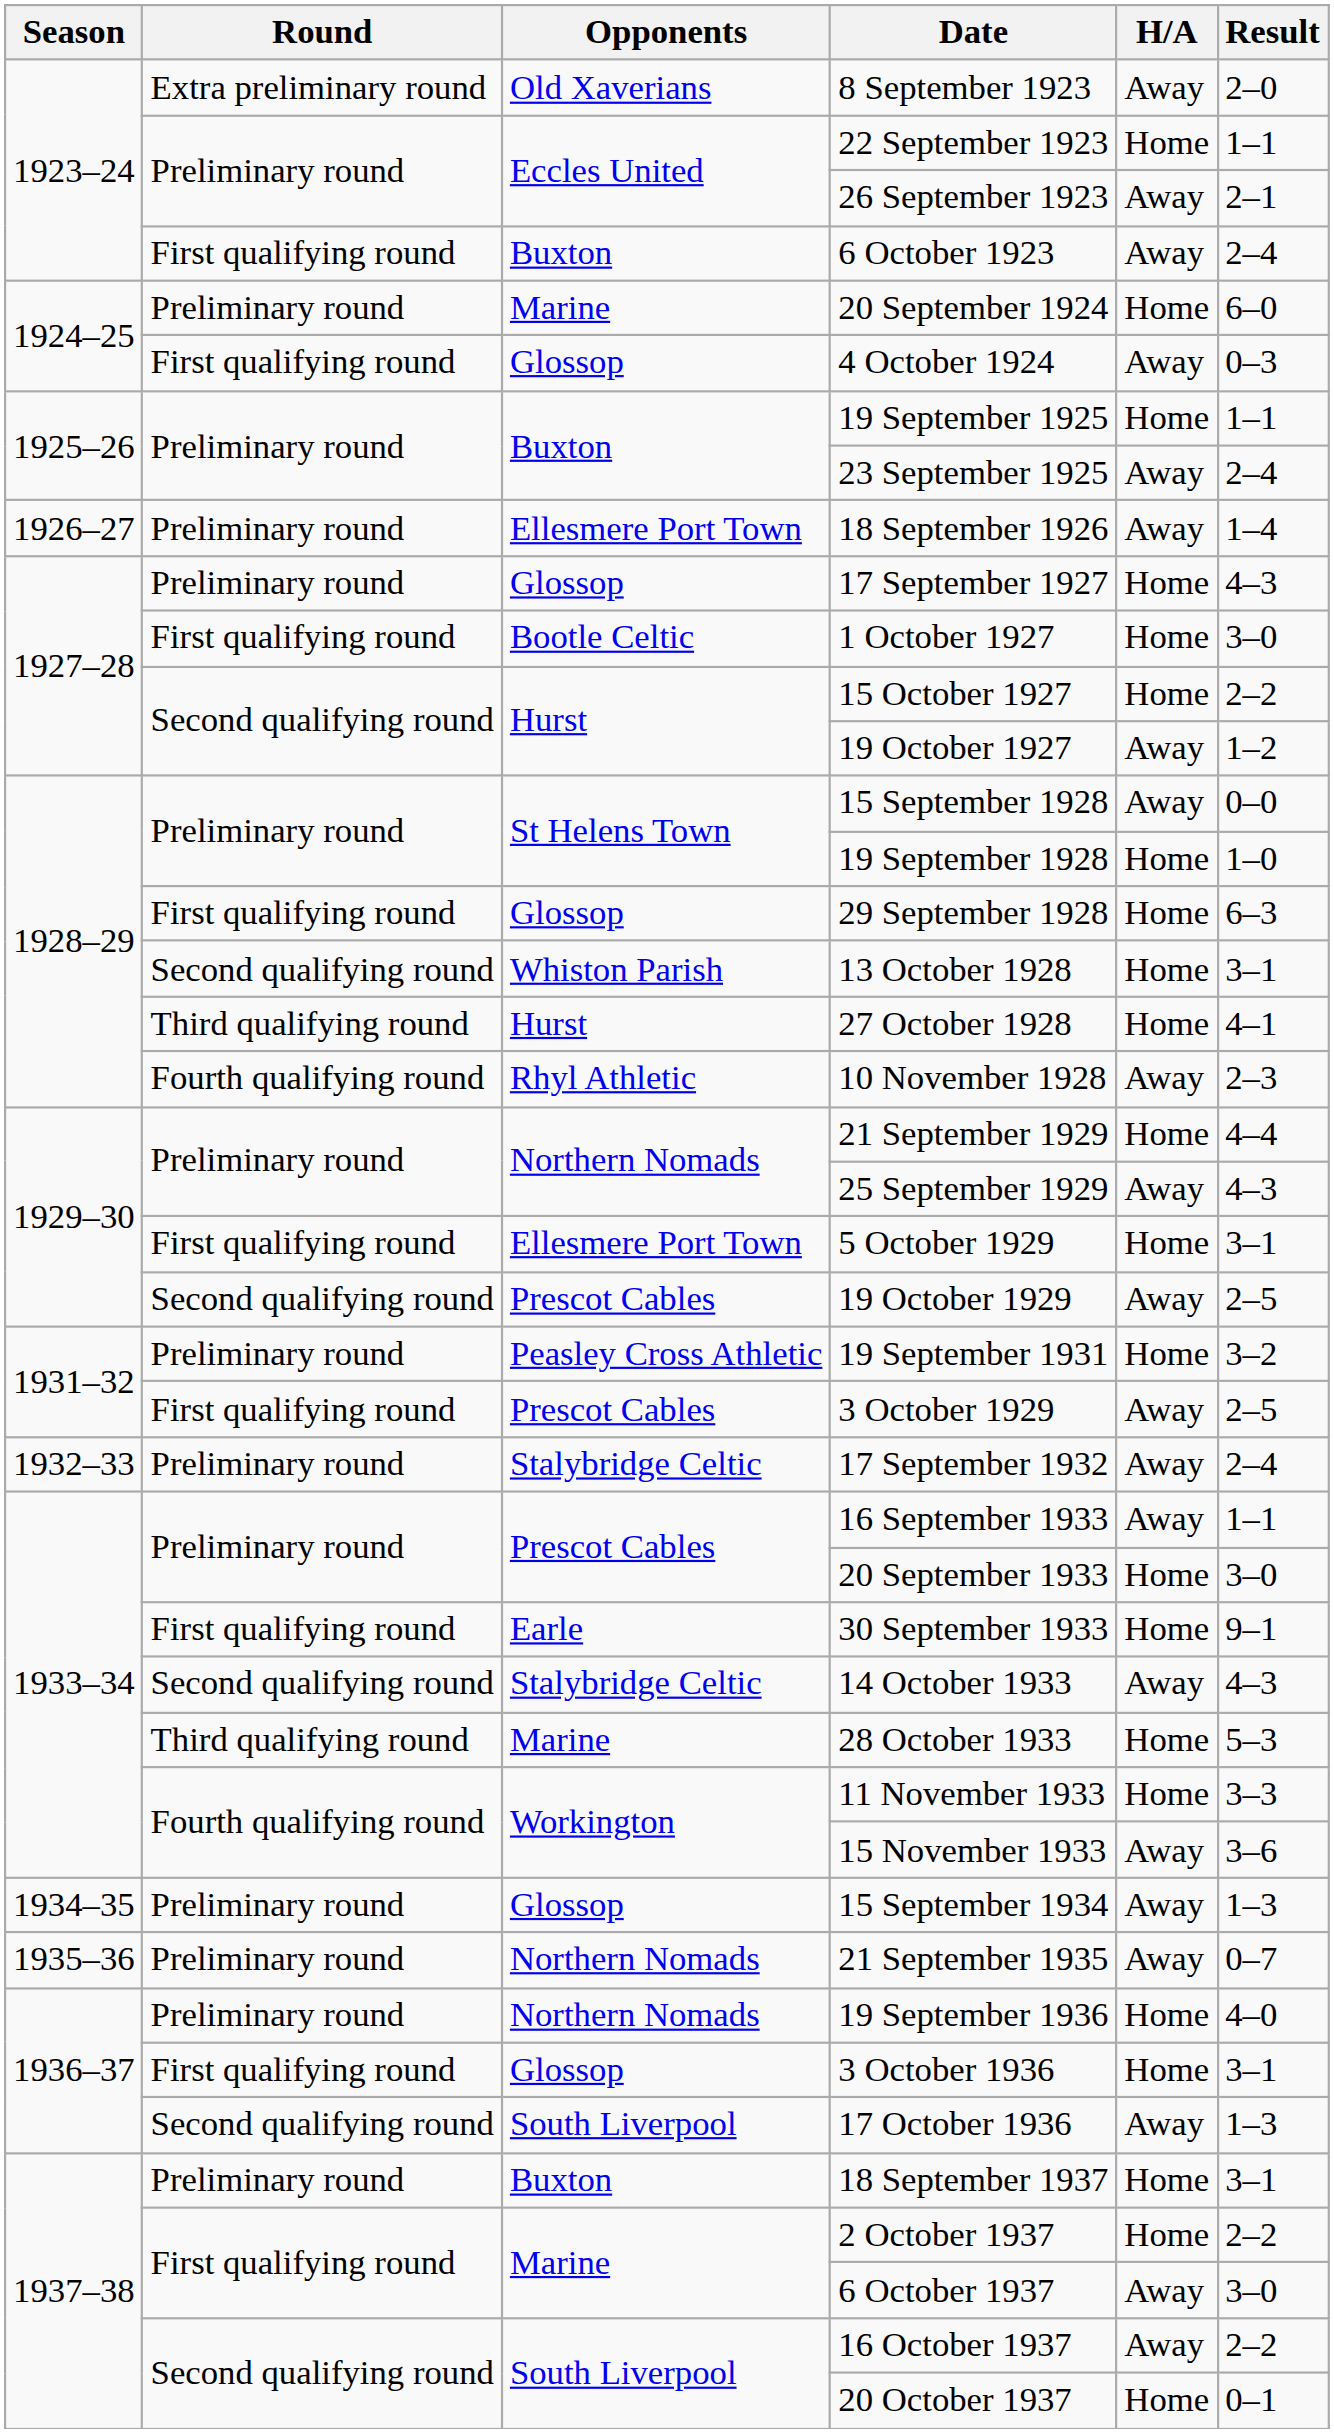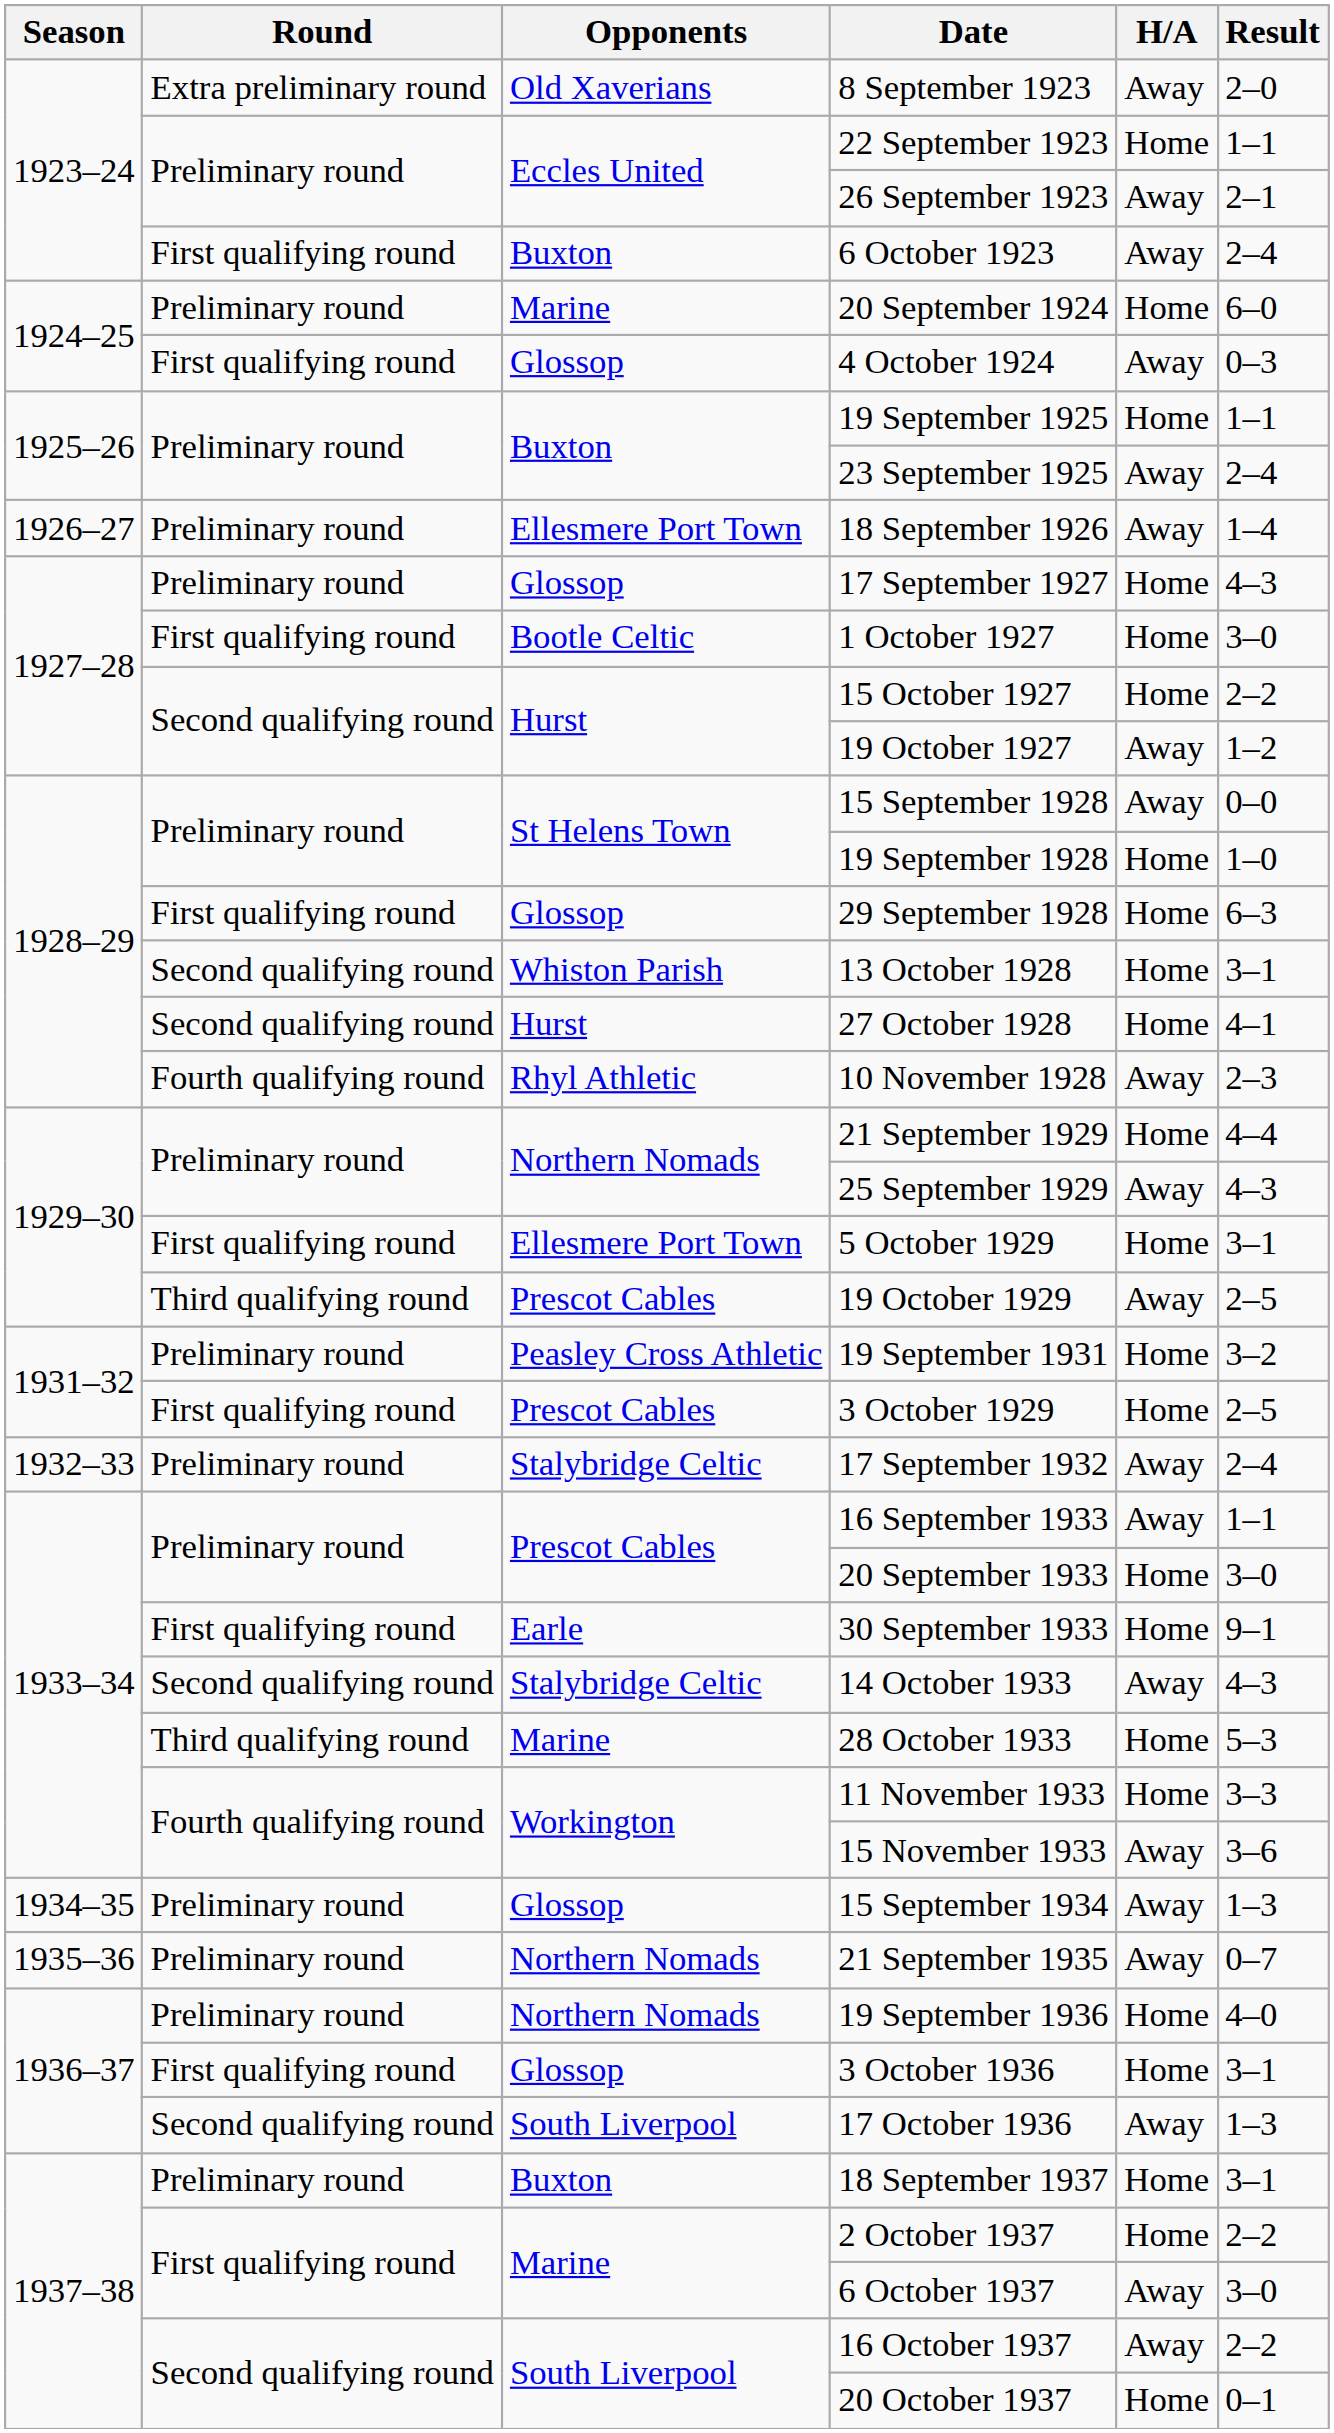(310, 1023) Third qualifying round -> (322, 1023) Second qualifying round
(322, 1298) Second qualifying round -> (310, 1298) Third qualifying round
(1164, 1408) Away -> (1167, 1408) Home
